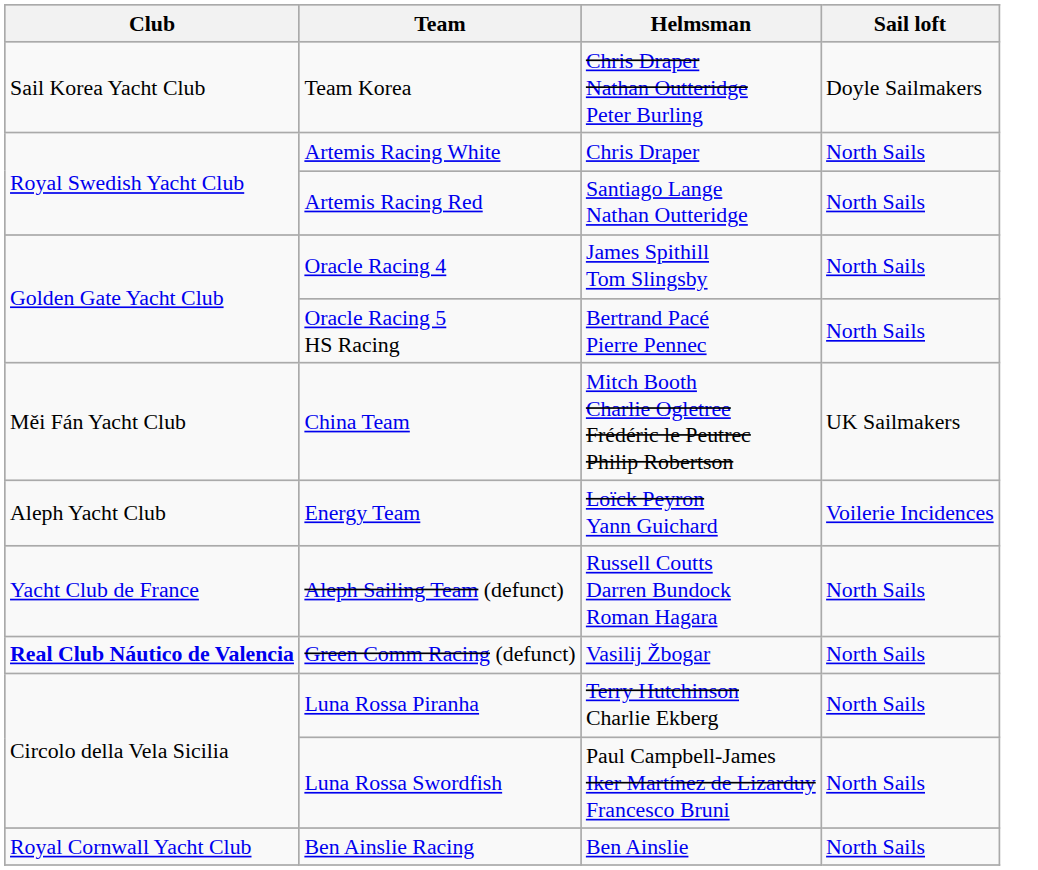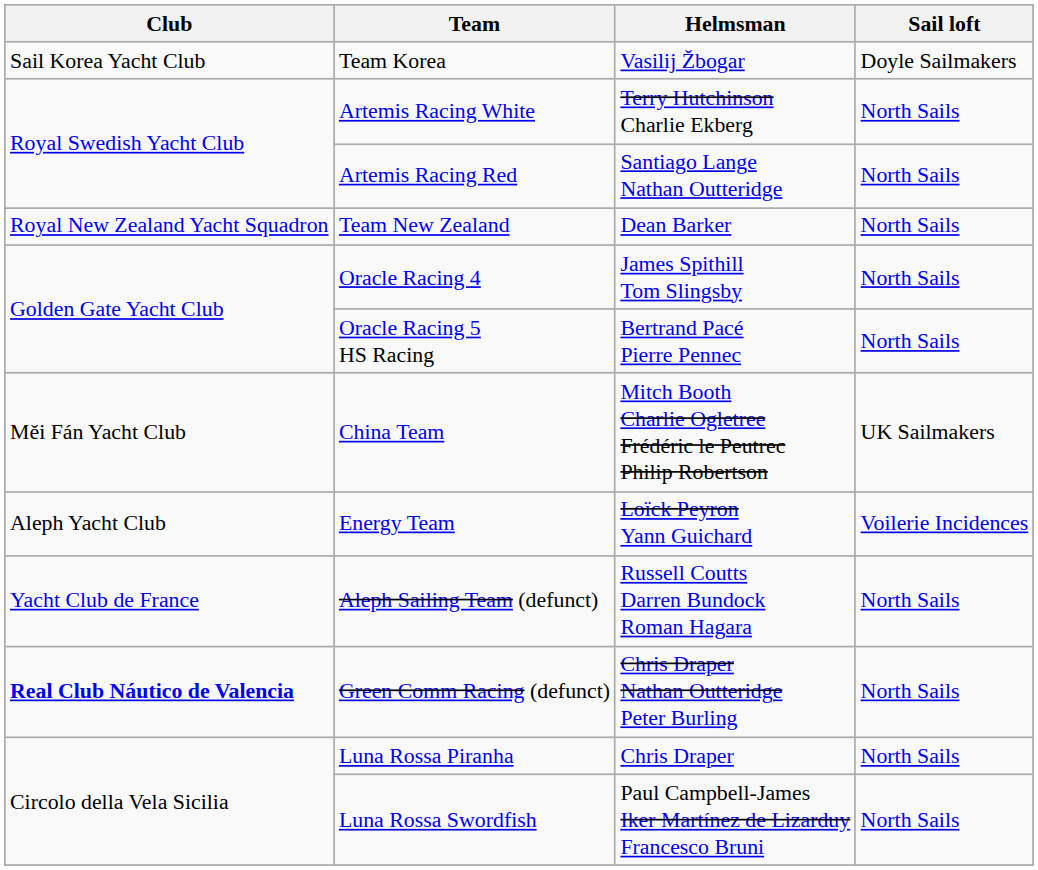(667, 87) Chris Draper Nathan Outteridge Peter Burling -> (683, 60) Vasilij Žbogar
(643, 151) Chris Draper -> (697, 111) Terry Hutchinson Charlie Ekberg
+ row: (424, 225)
(648, 654) Vasilij Žbogar -> (701, 691) Chris Draper Nathan Outteridge Peter Burling
(662, 705) Terry Hutchinson Charlie Ekberg -> (677, 755) Chris Draper
- row: (389, 846)
